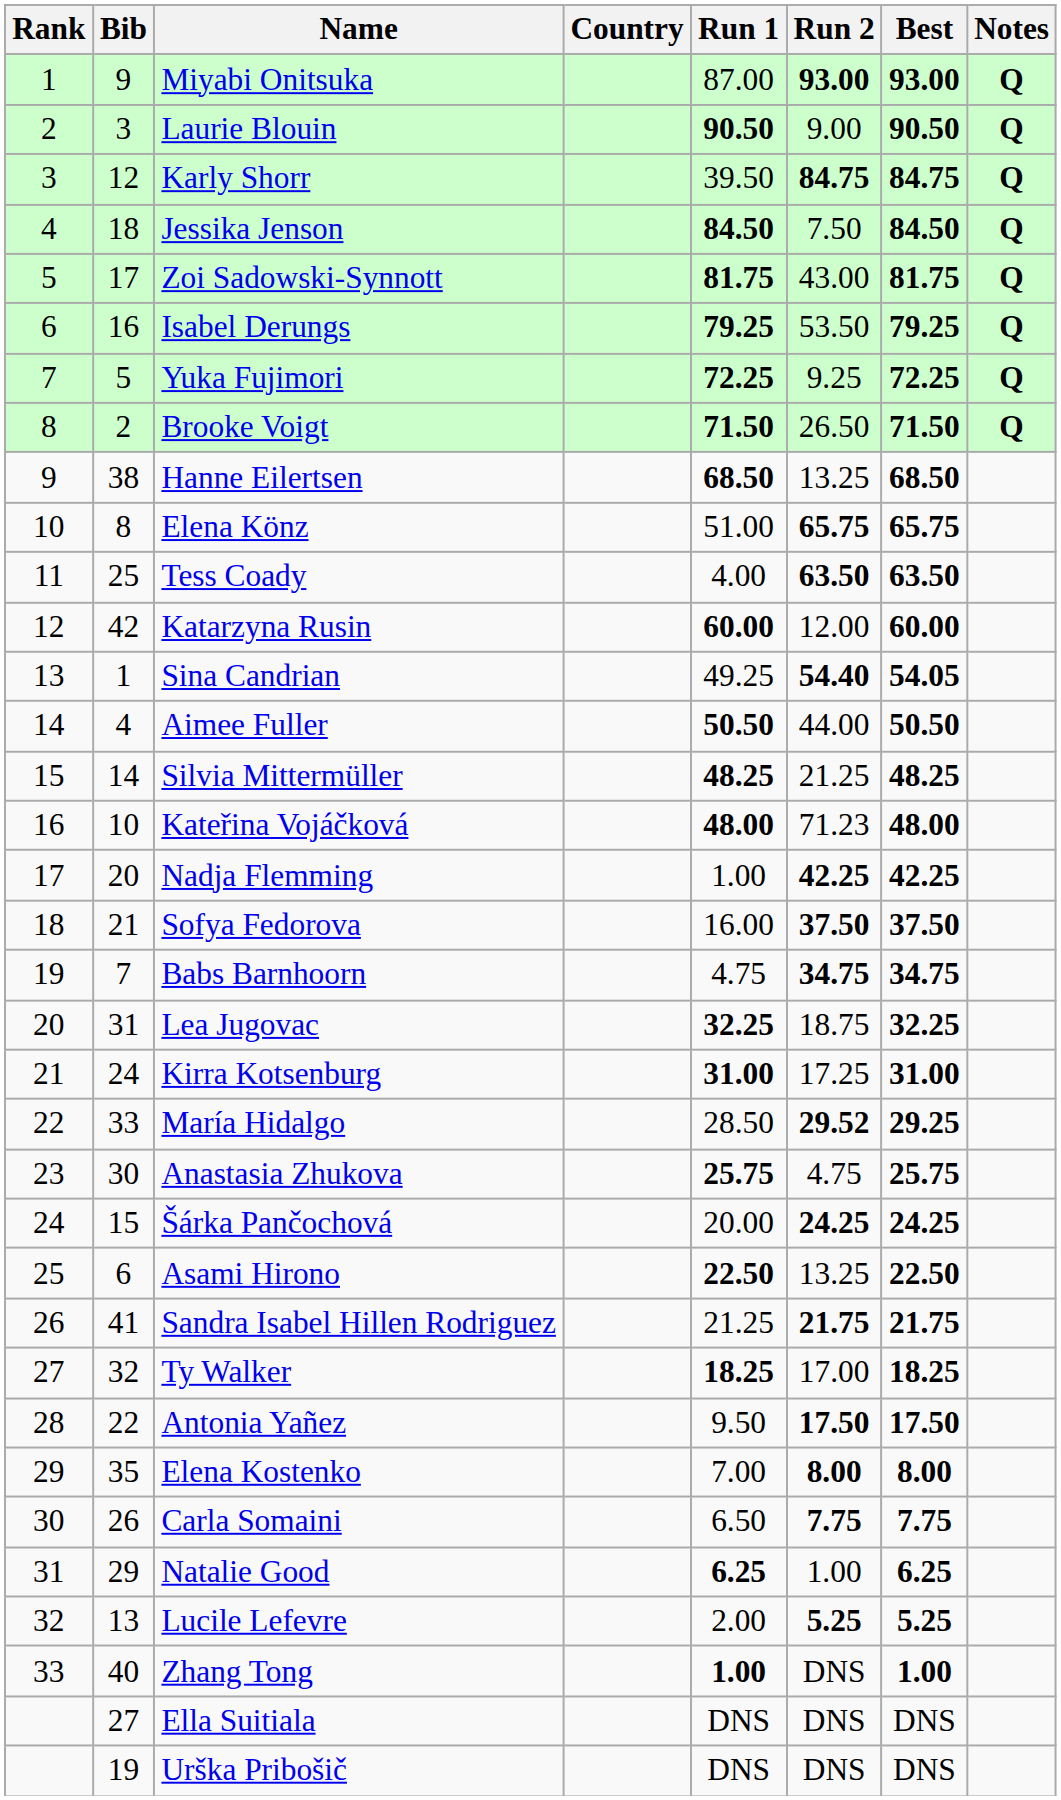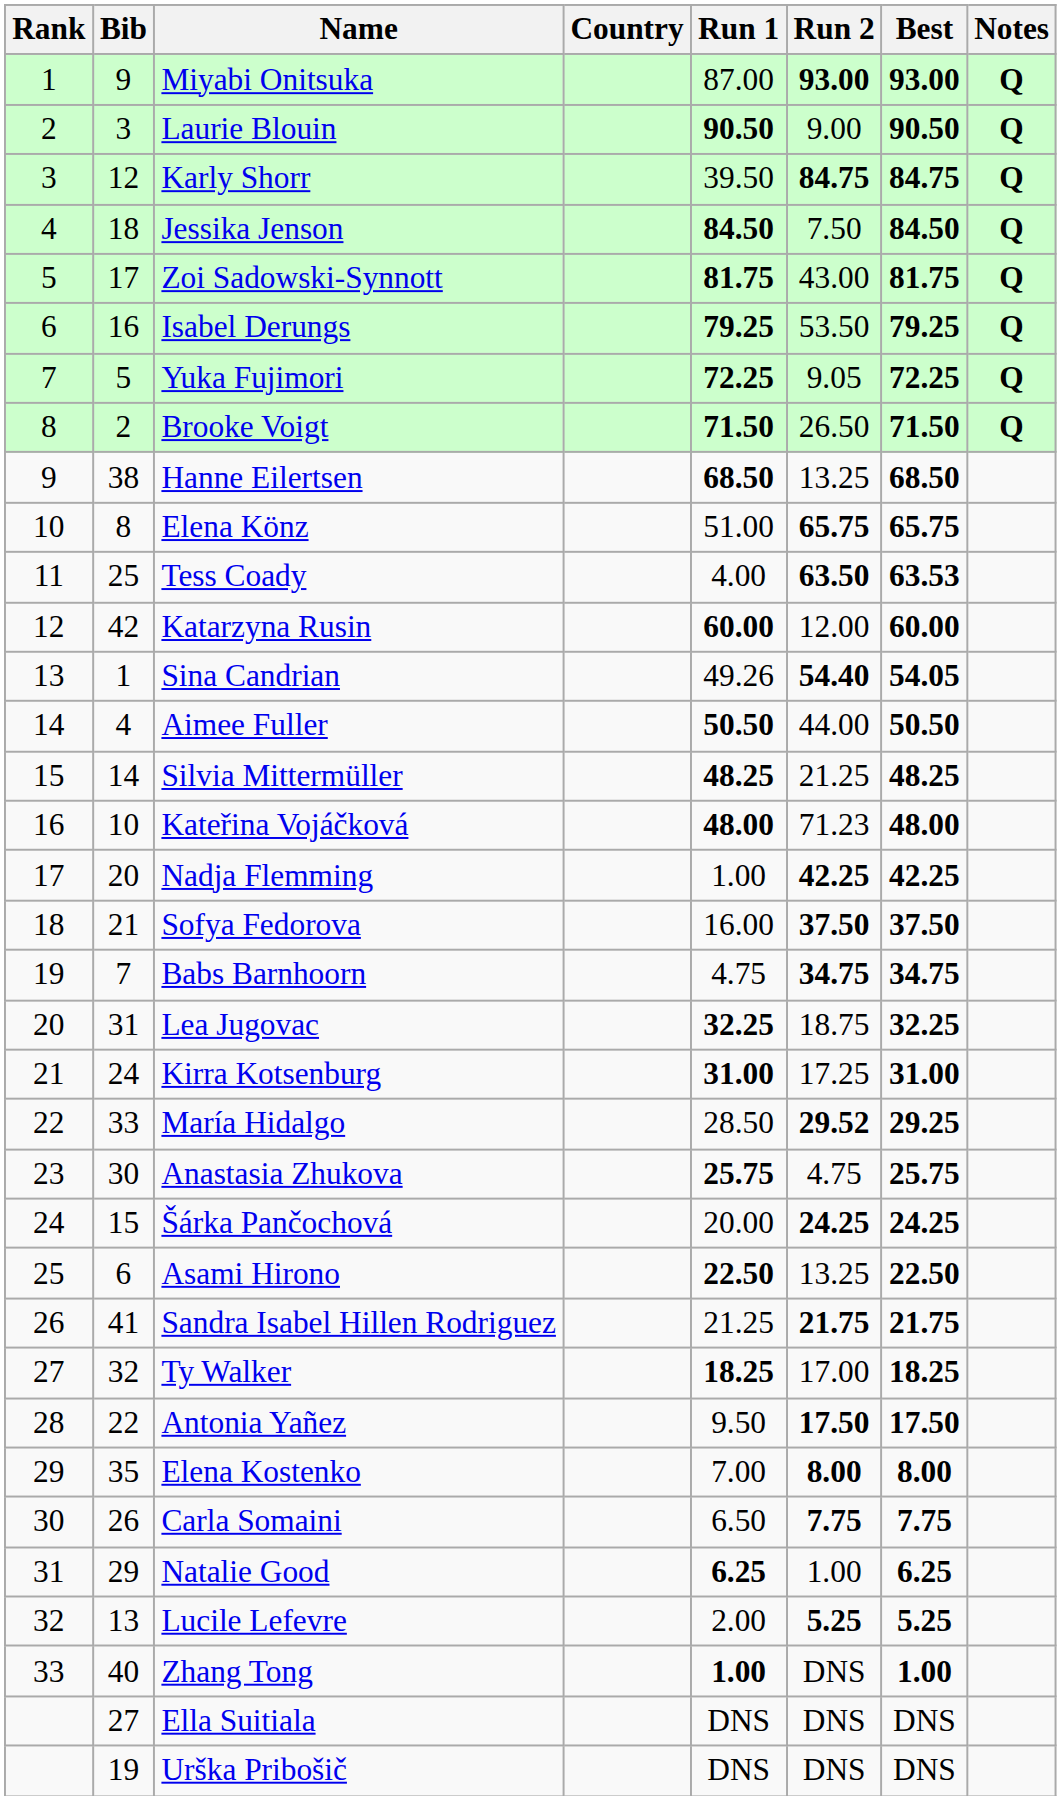(834, 377) 9.25 -> (834, 377) 9.05
(924, 576) 63.50 -> (924, 576) 63.53
(739, 675) 49.25 -> (739, 675) 49.26
